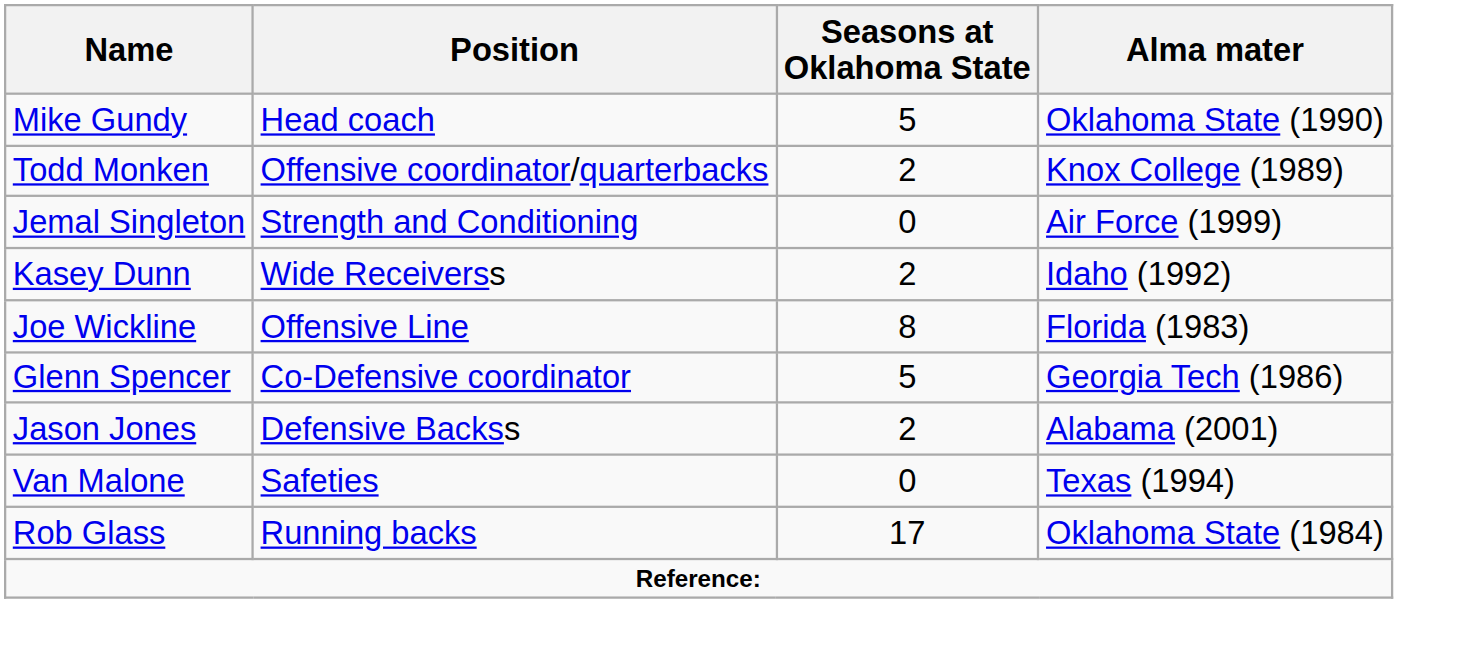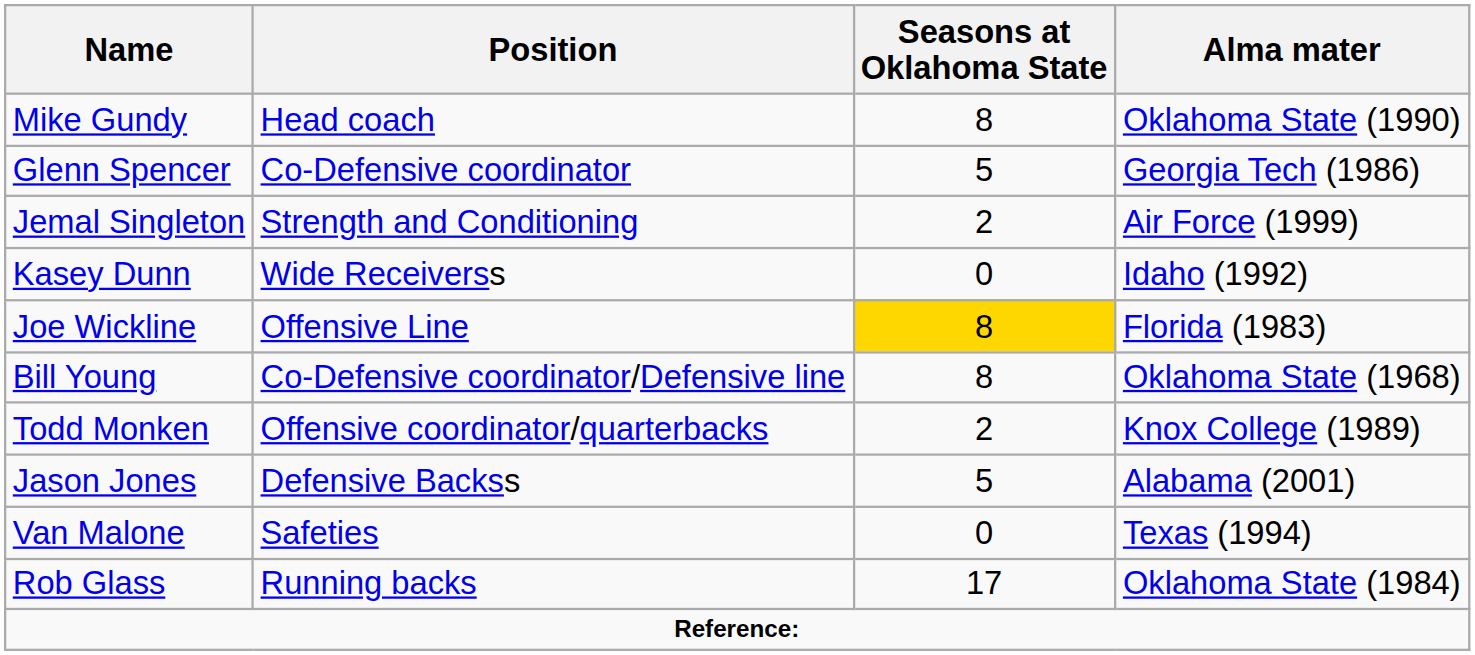(907, 119) 5 -> (984, 119) 8
rows swapped: (111, 171) <-> (122, 378)
(907, 223) 0 -> (984, 223) 2
(907, 274) 2 -> (984, 274) 0
(907, 326) no background -> (984, 326) gold background
+ row: (85, 378)
(907, 429) 2 -> (984, 481) 5
